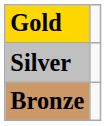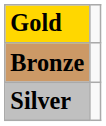rows swapped: (41, 62) <-> (47, 100)
